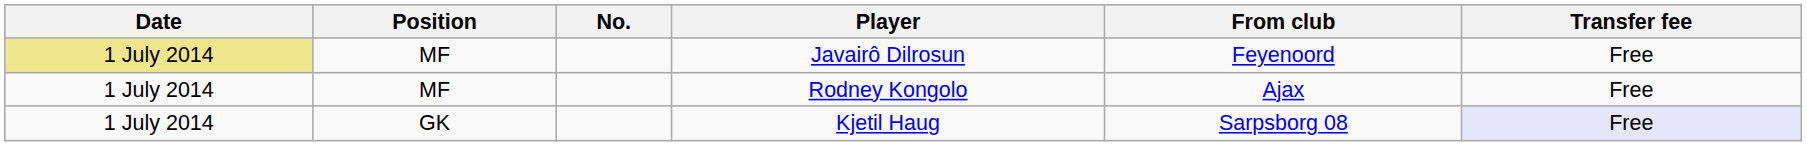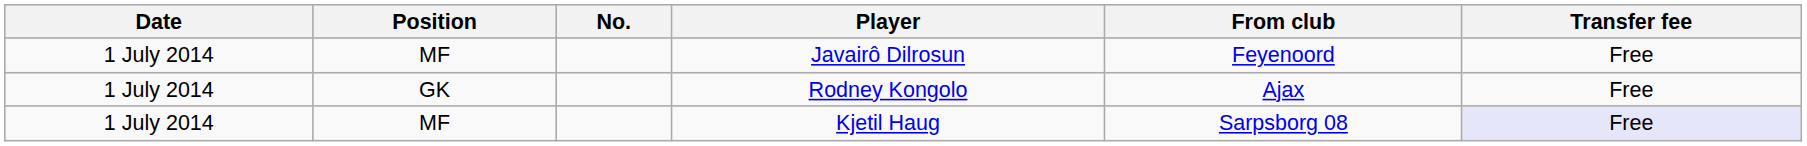(159, 55) khaki background -> (159, 55) no background
(435, 89) MF -> (435, 89) GK
(435, 123) GK -> (435, 123) MF
